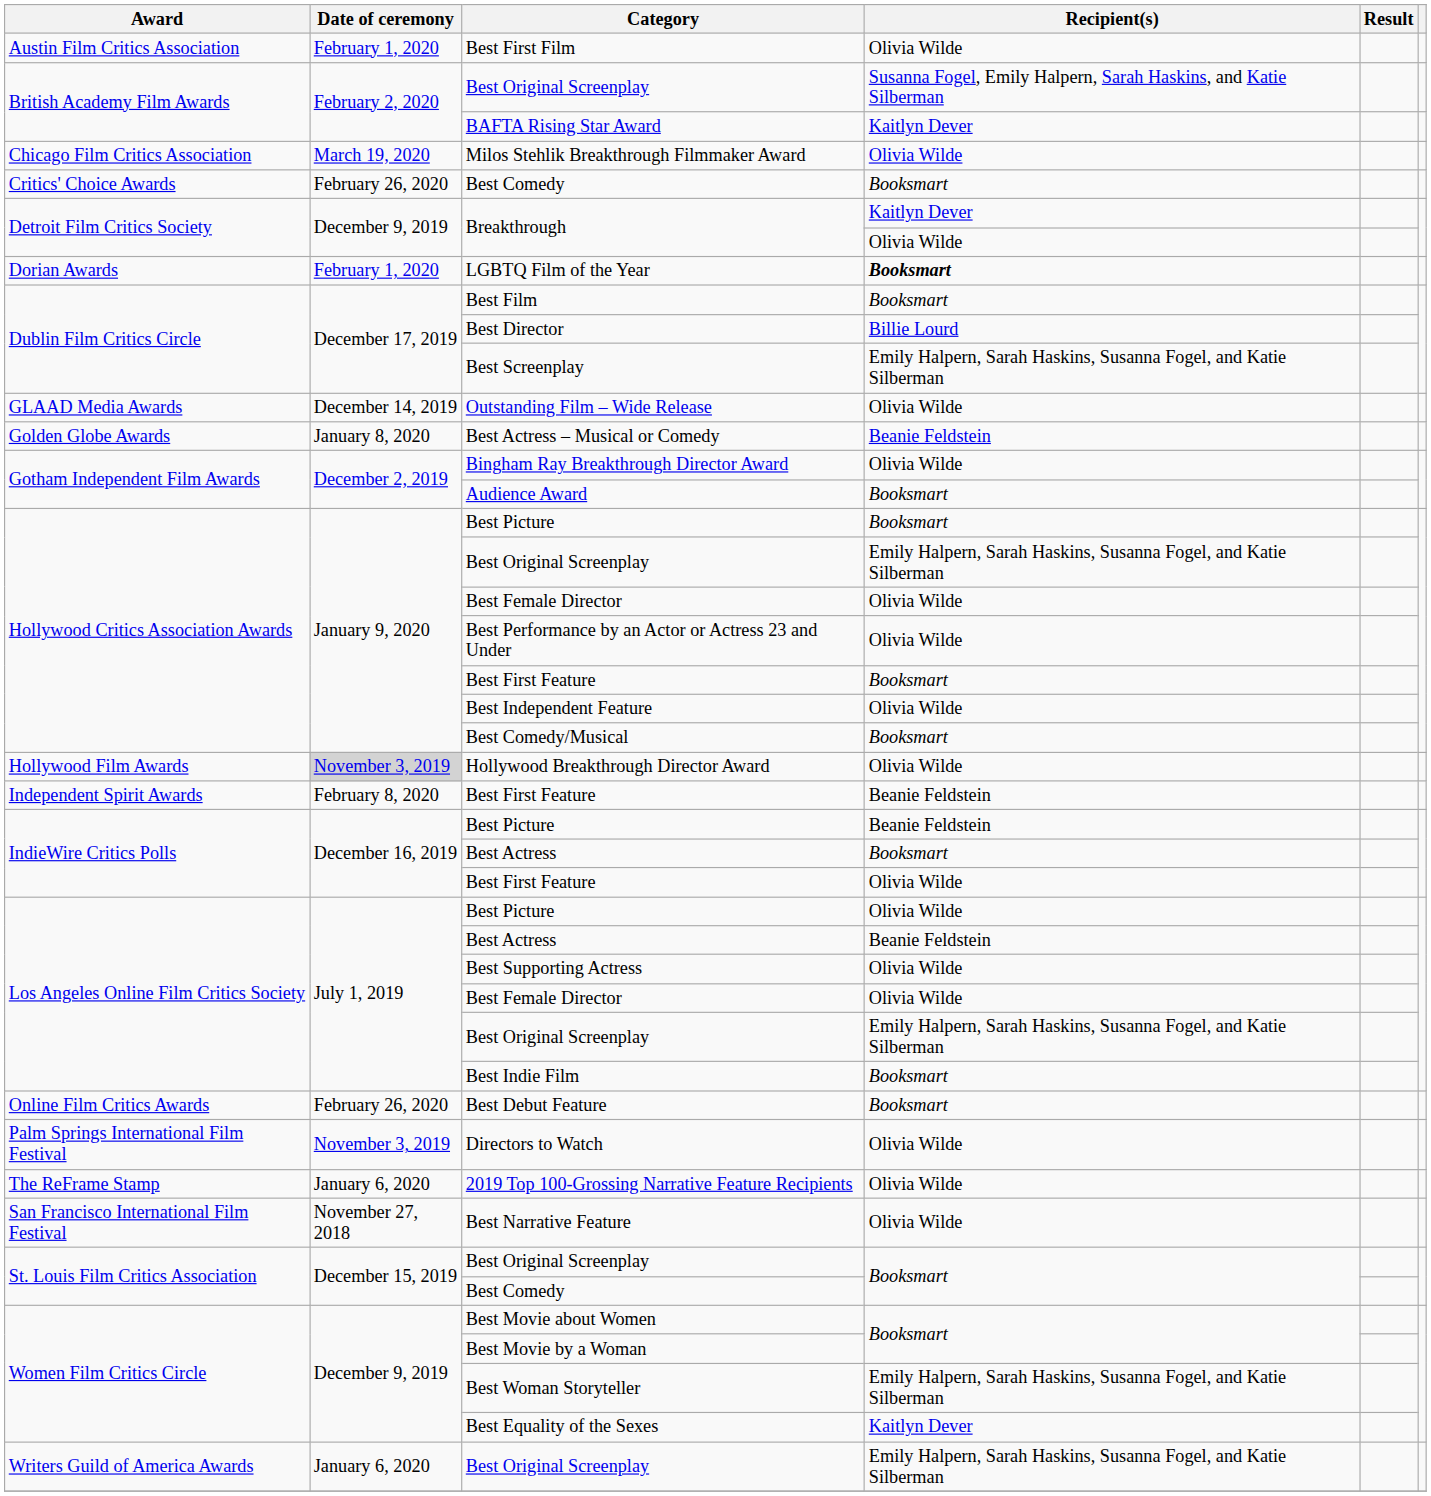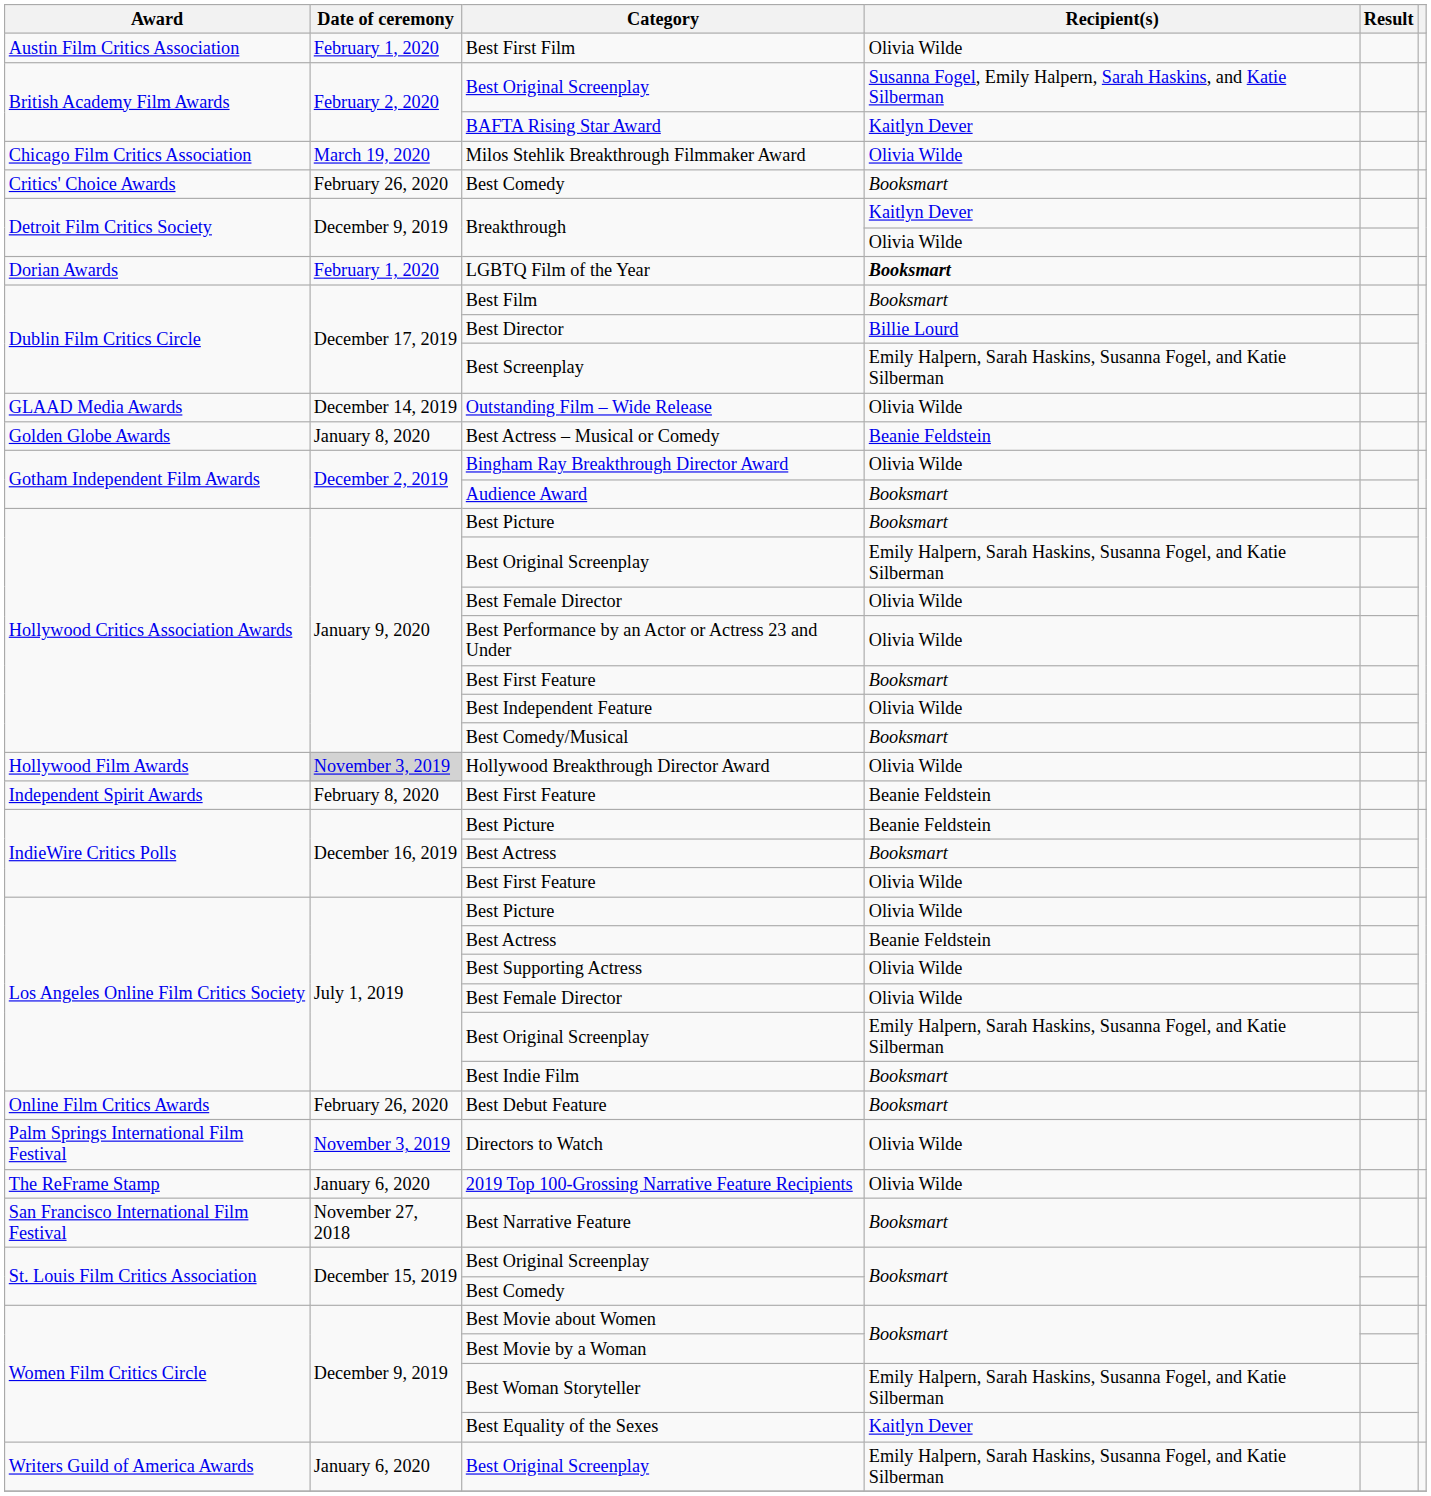(916, 1222) Olivia Wilde -> (908, 1222) Booksmart
